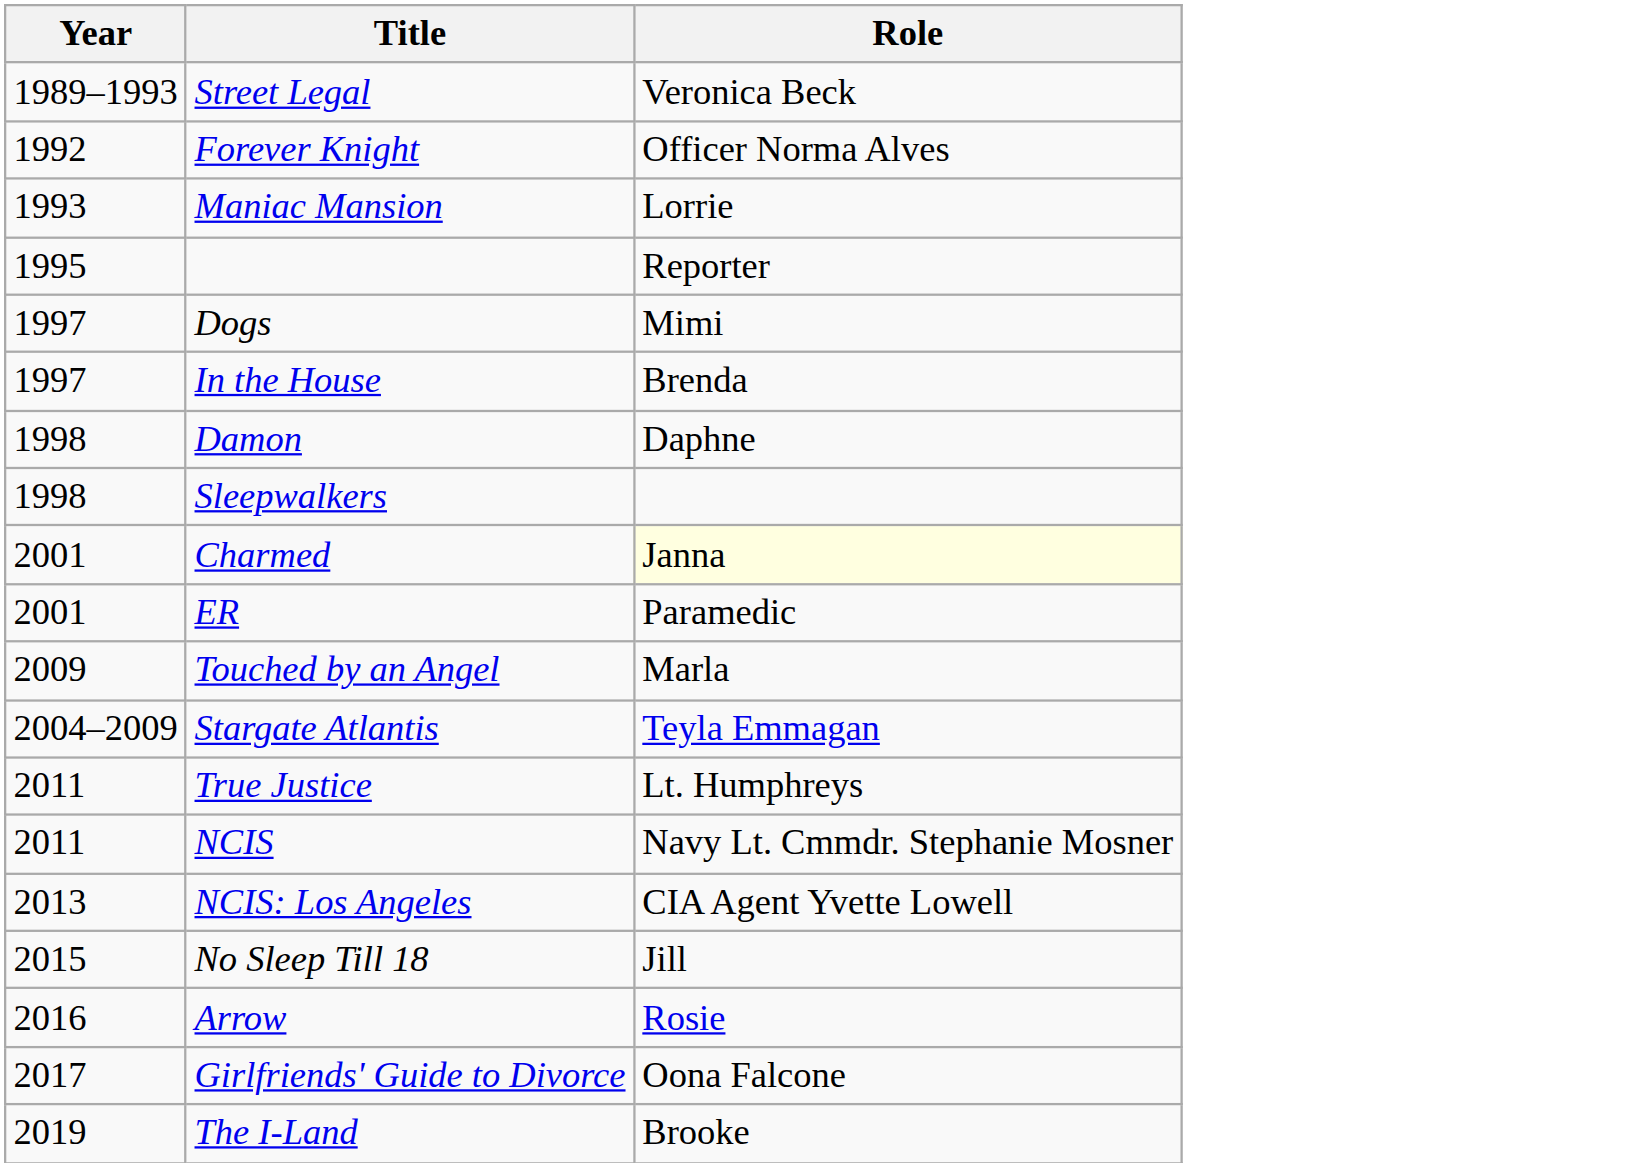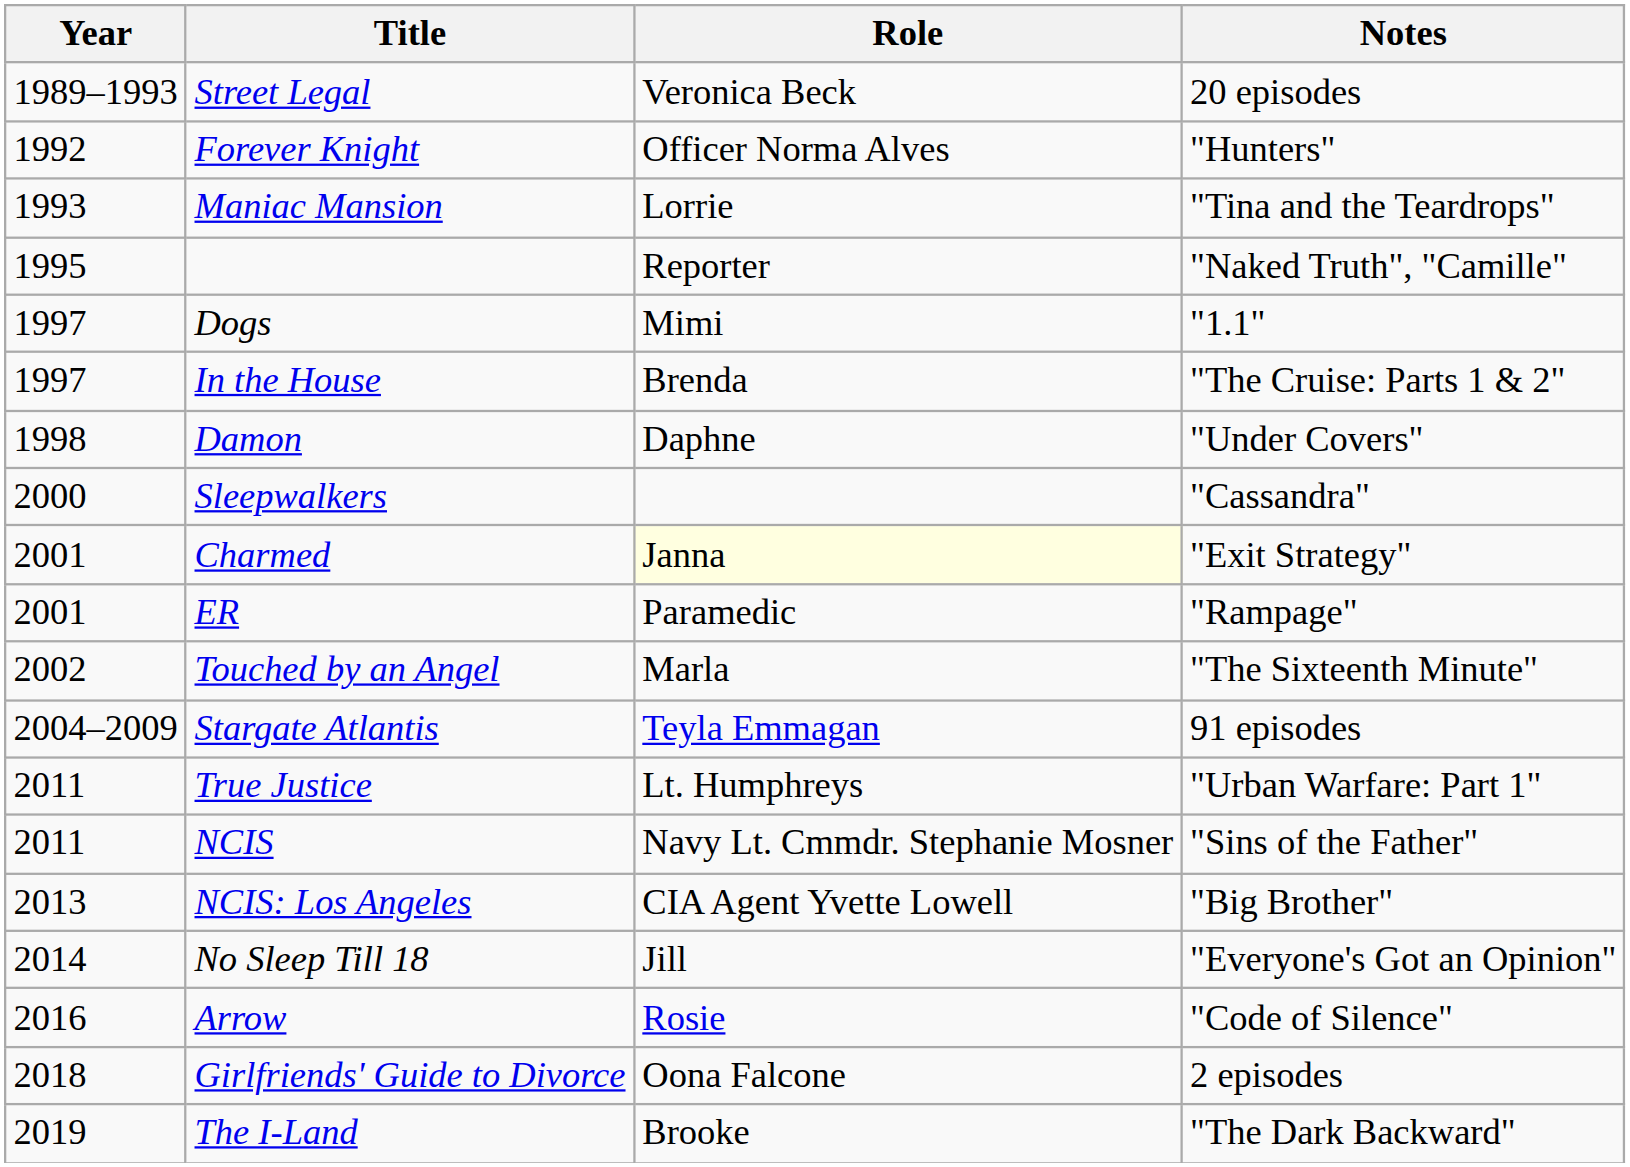+ column: (1403, 33)
(50, 496) 1998 -> (50, 496) 2000
(50, 669) 2009 -> (50, 669) 2002
(50, 959) 2015 -> (50, 959) 2014
(50, 1074) 2017 -> (50, 1074) 2018
